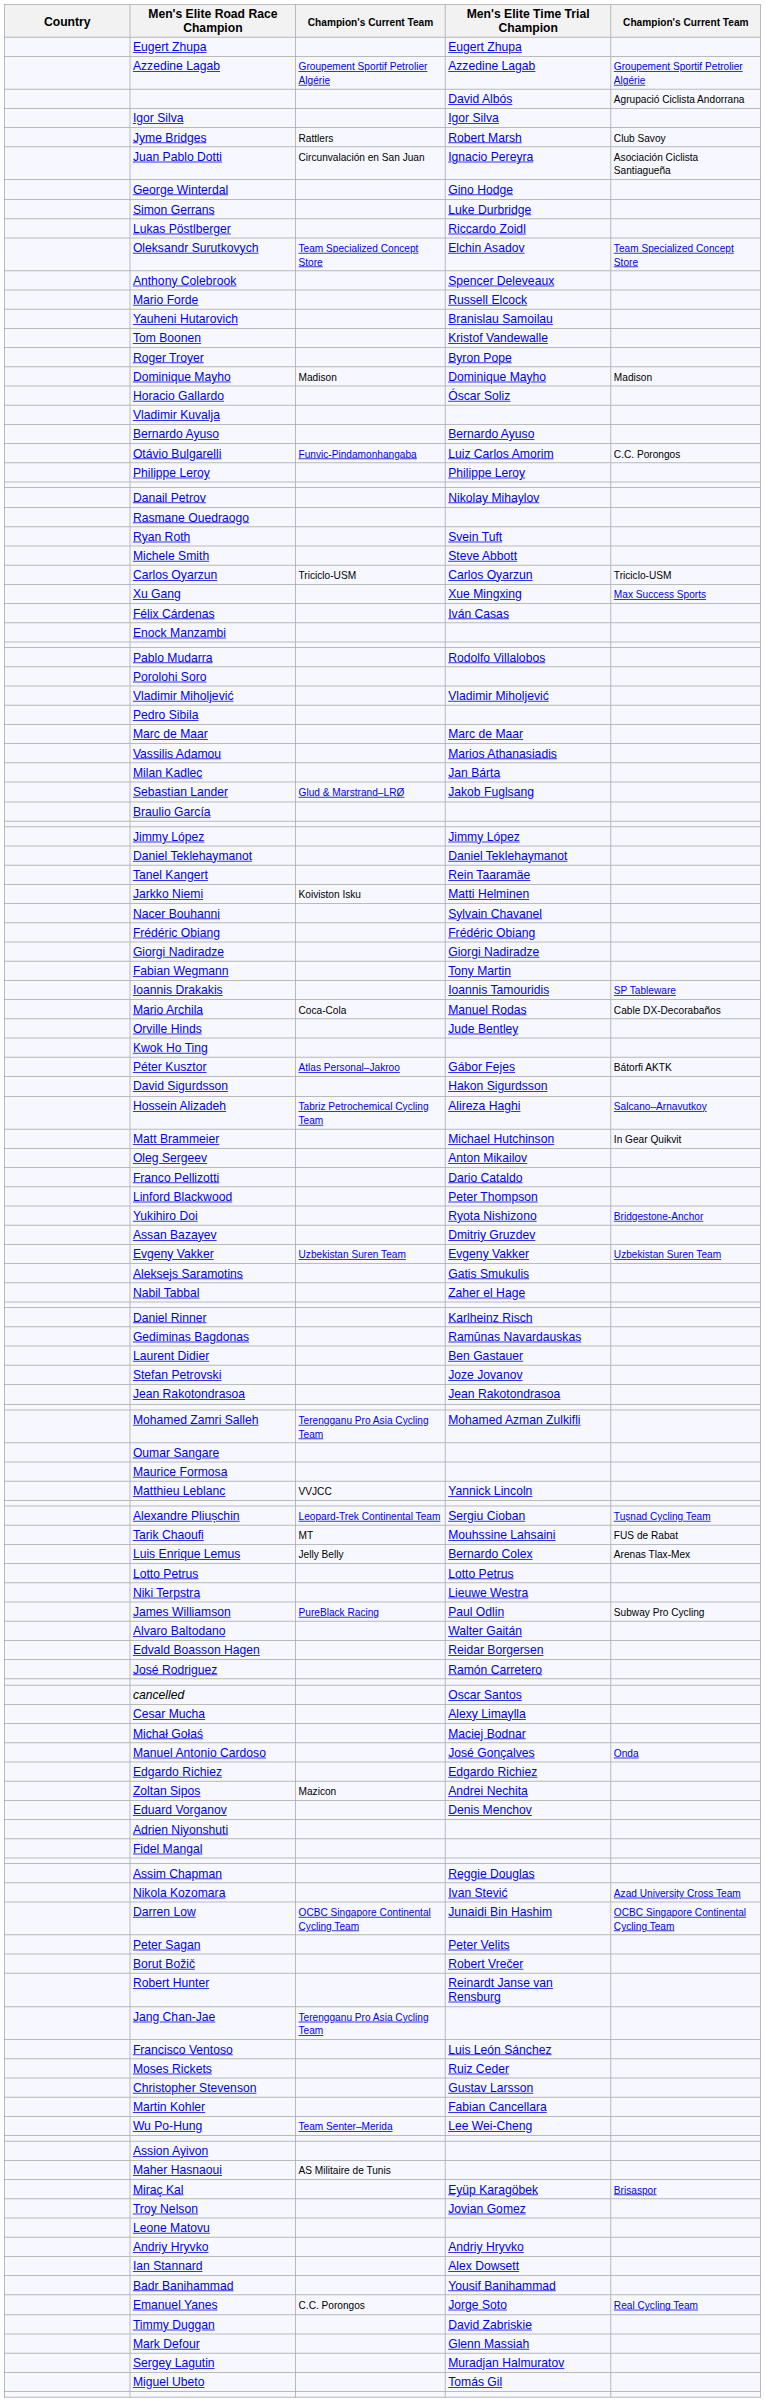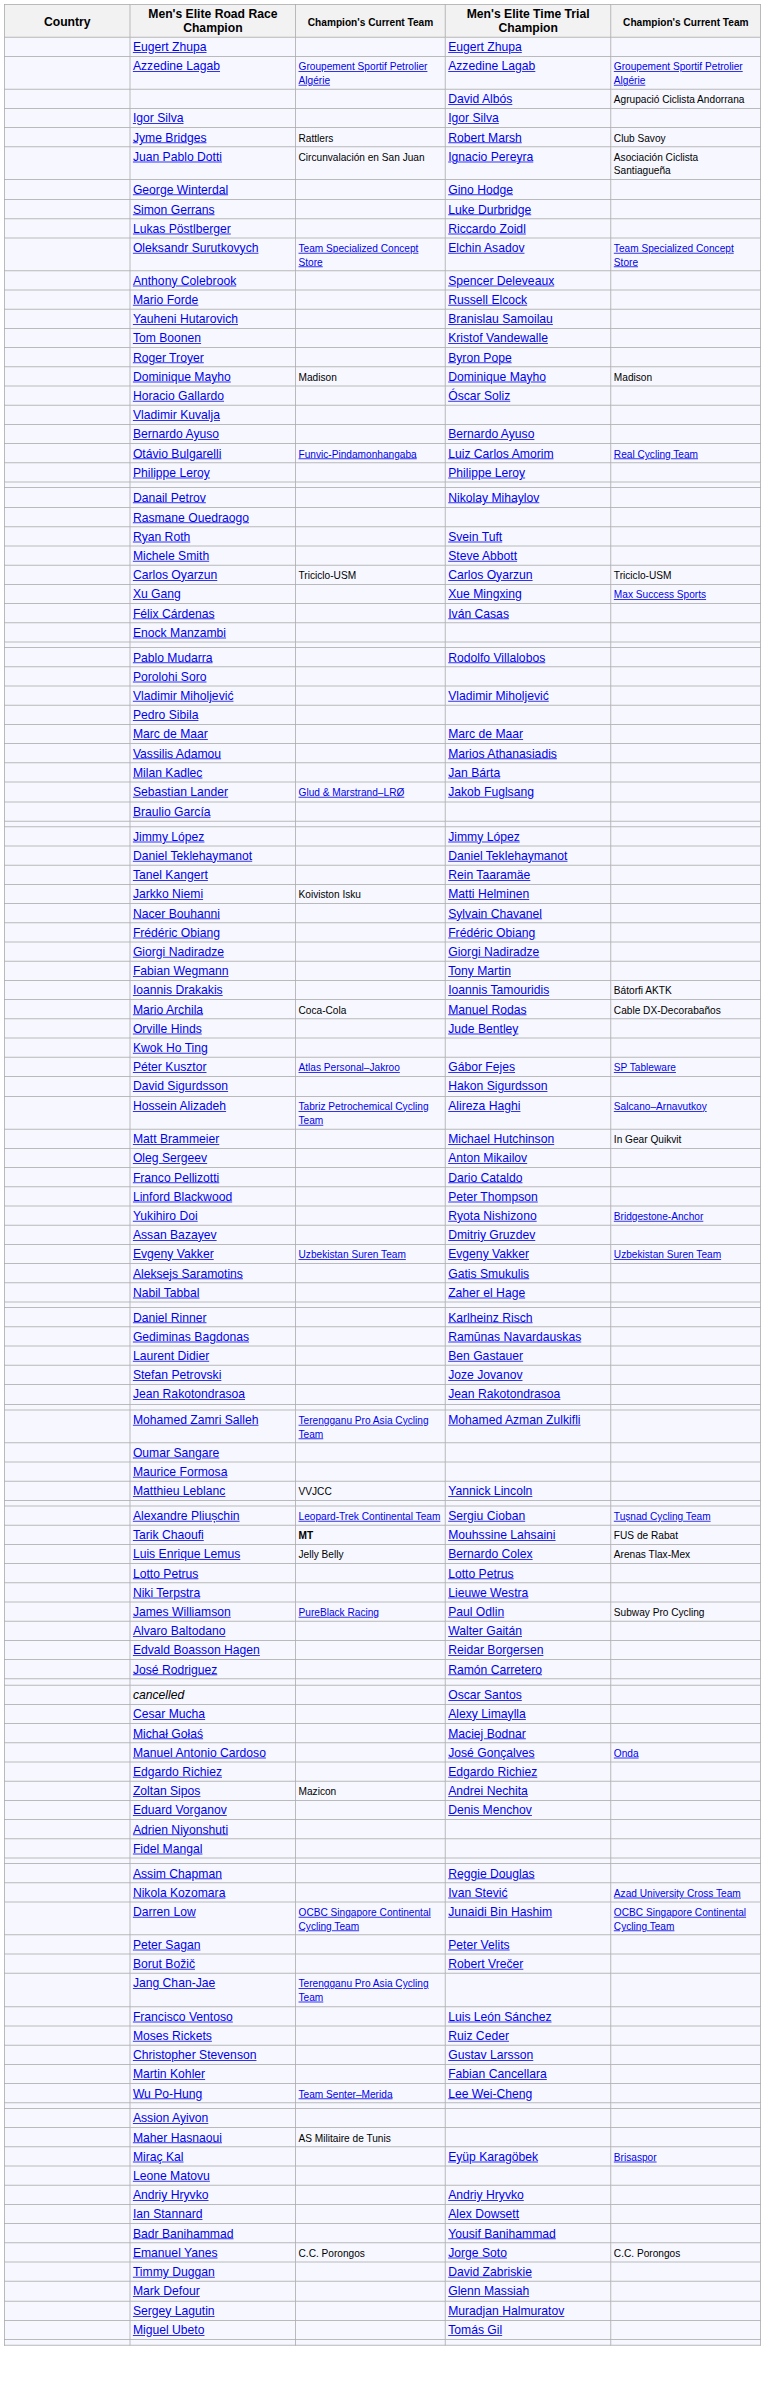(647, 455) C.C. Porongos -> (656, 455) Real Cycling Team
(645, 992) SP Tableware -> (643, 992) Bátorfi AKTK
(643, 1069) Bátorfi AKTK -> (645, 1069) SP Tableware
(306, 1536) normal -> (306, 1535) bold
- row: (171, 1983)
- row: (165, 2209)
(656, 2306) Real Cycling Team -> (647, 2254) C.C. Porongos
